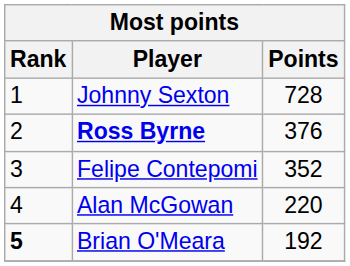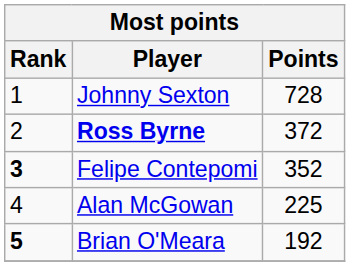(303, 132) 376 -> (303, 132) 372
(16, 168) normal -> (16, 168) bold
(303, 205) 220 -> (303, 205) 225
